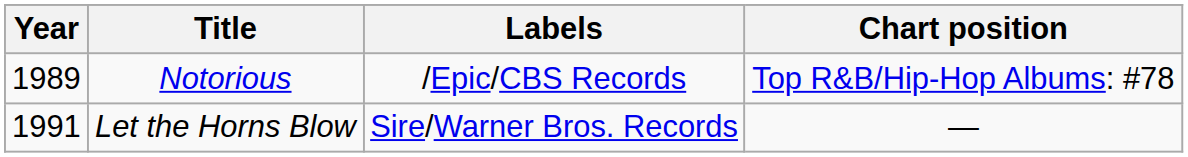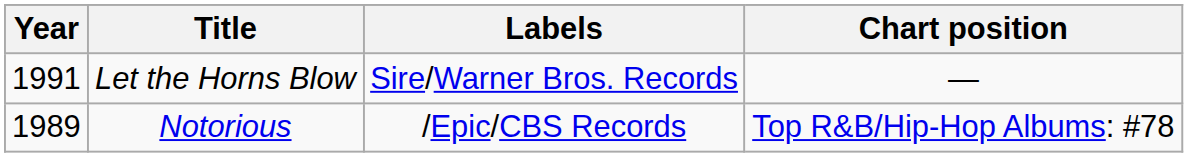rows swapped: (225, 77) <-> (225, 126)
